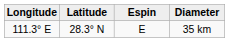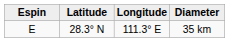columns swapped: (142, 12) <-> (32, 12)
